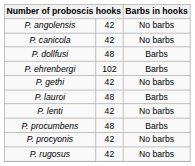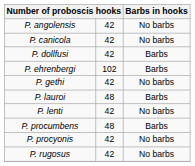(109, 54) 48 -> (109, 54) 42
